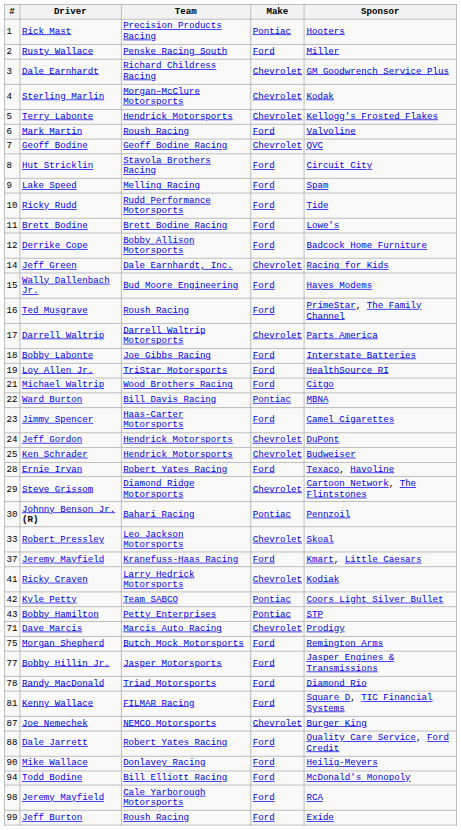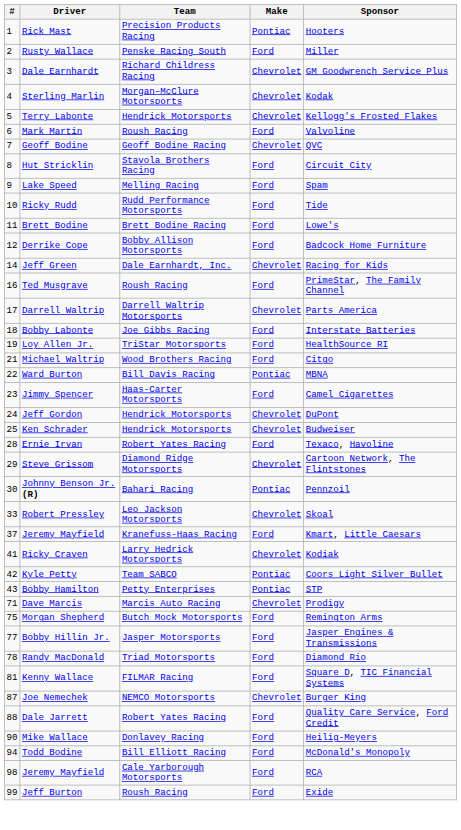- row: (12, 286)
